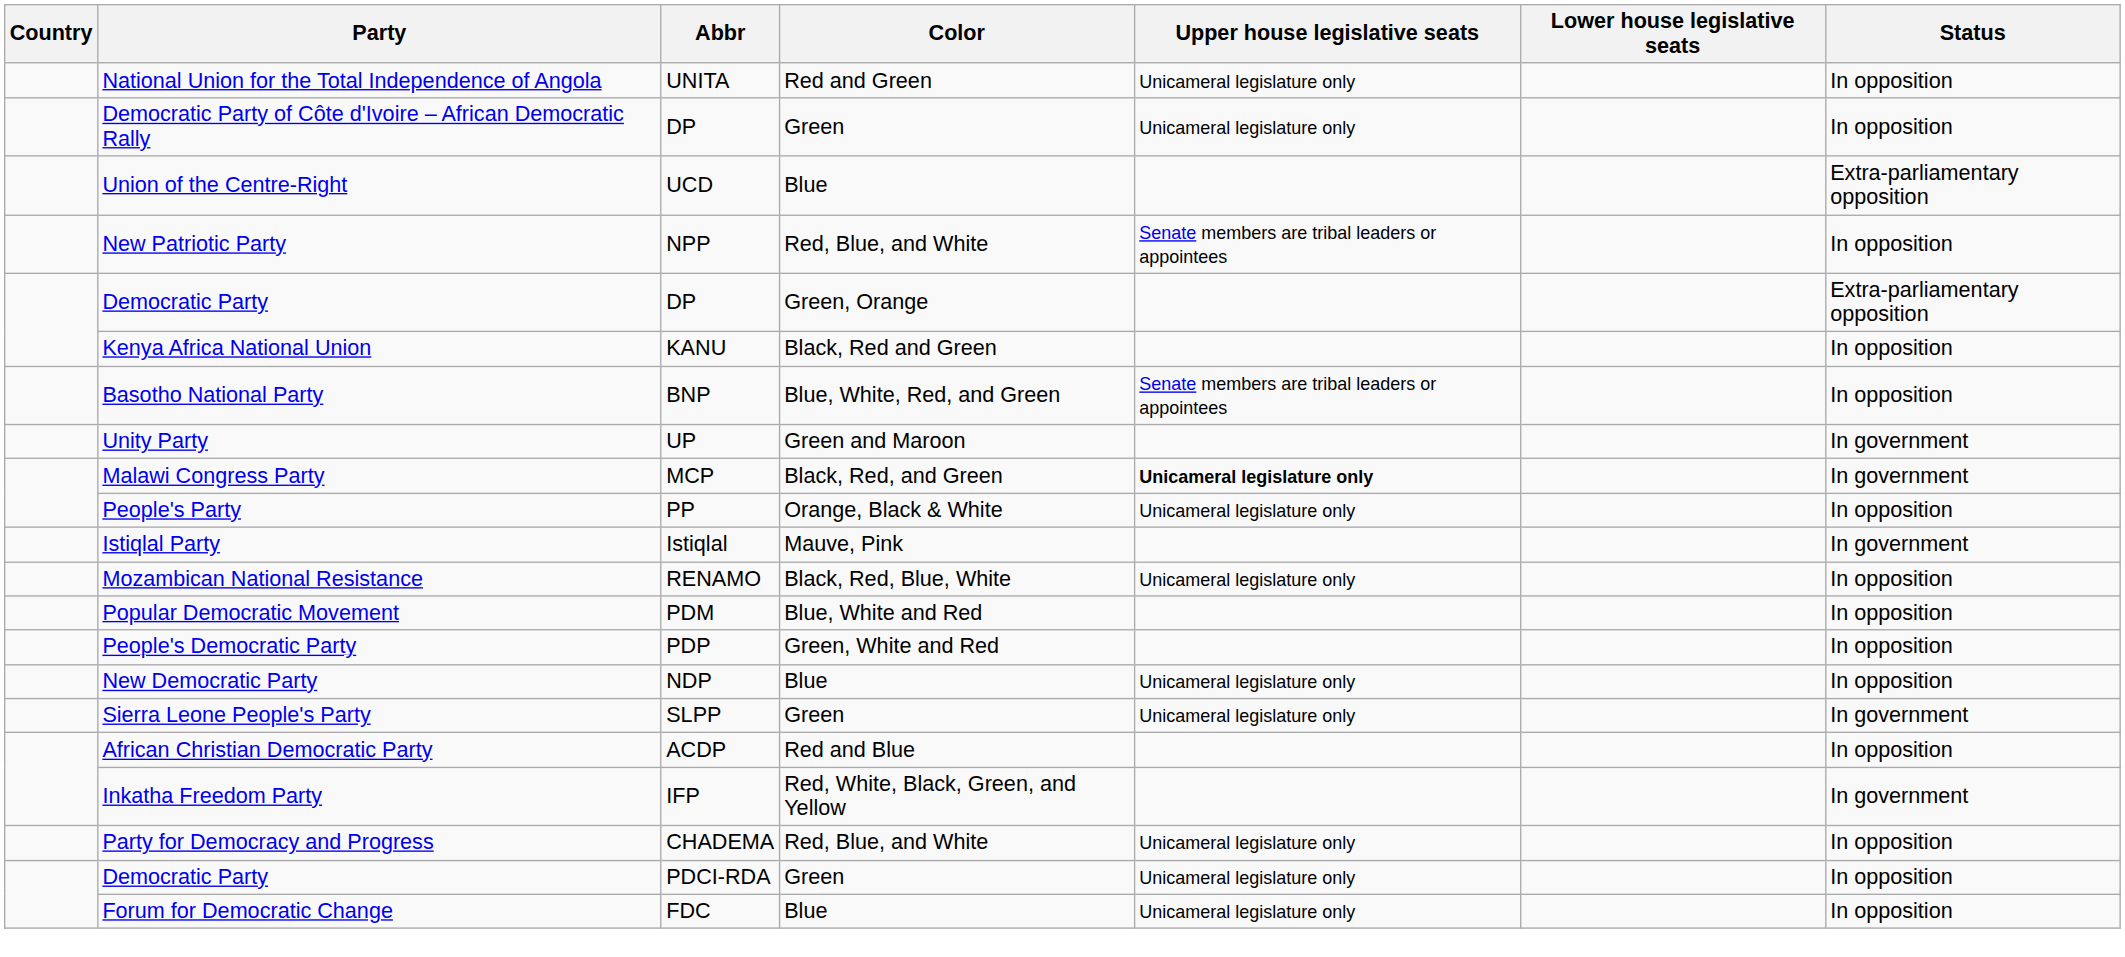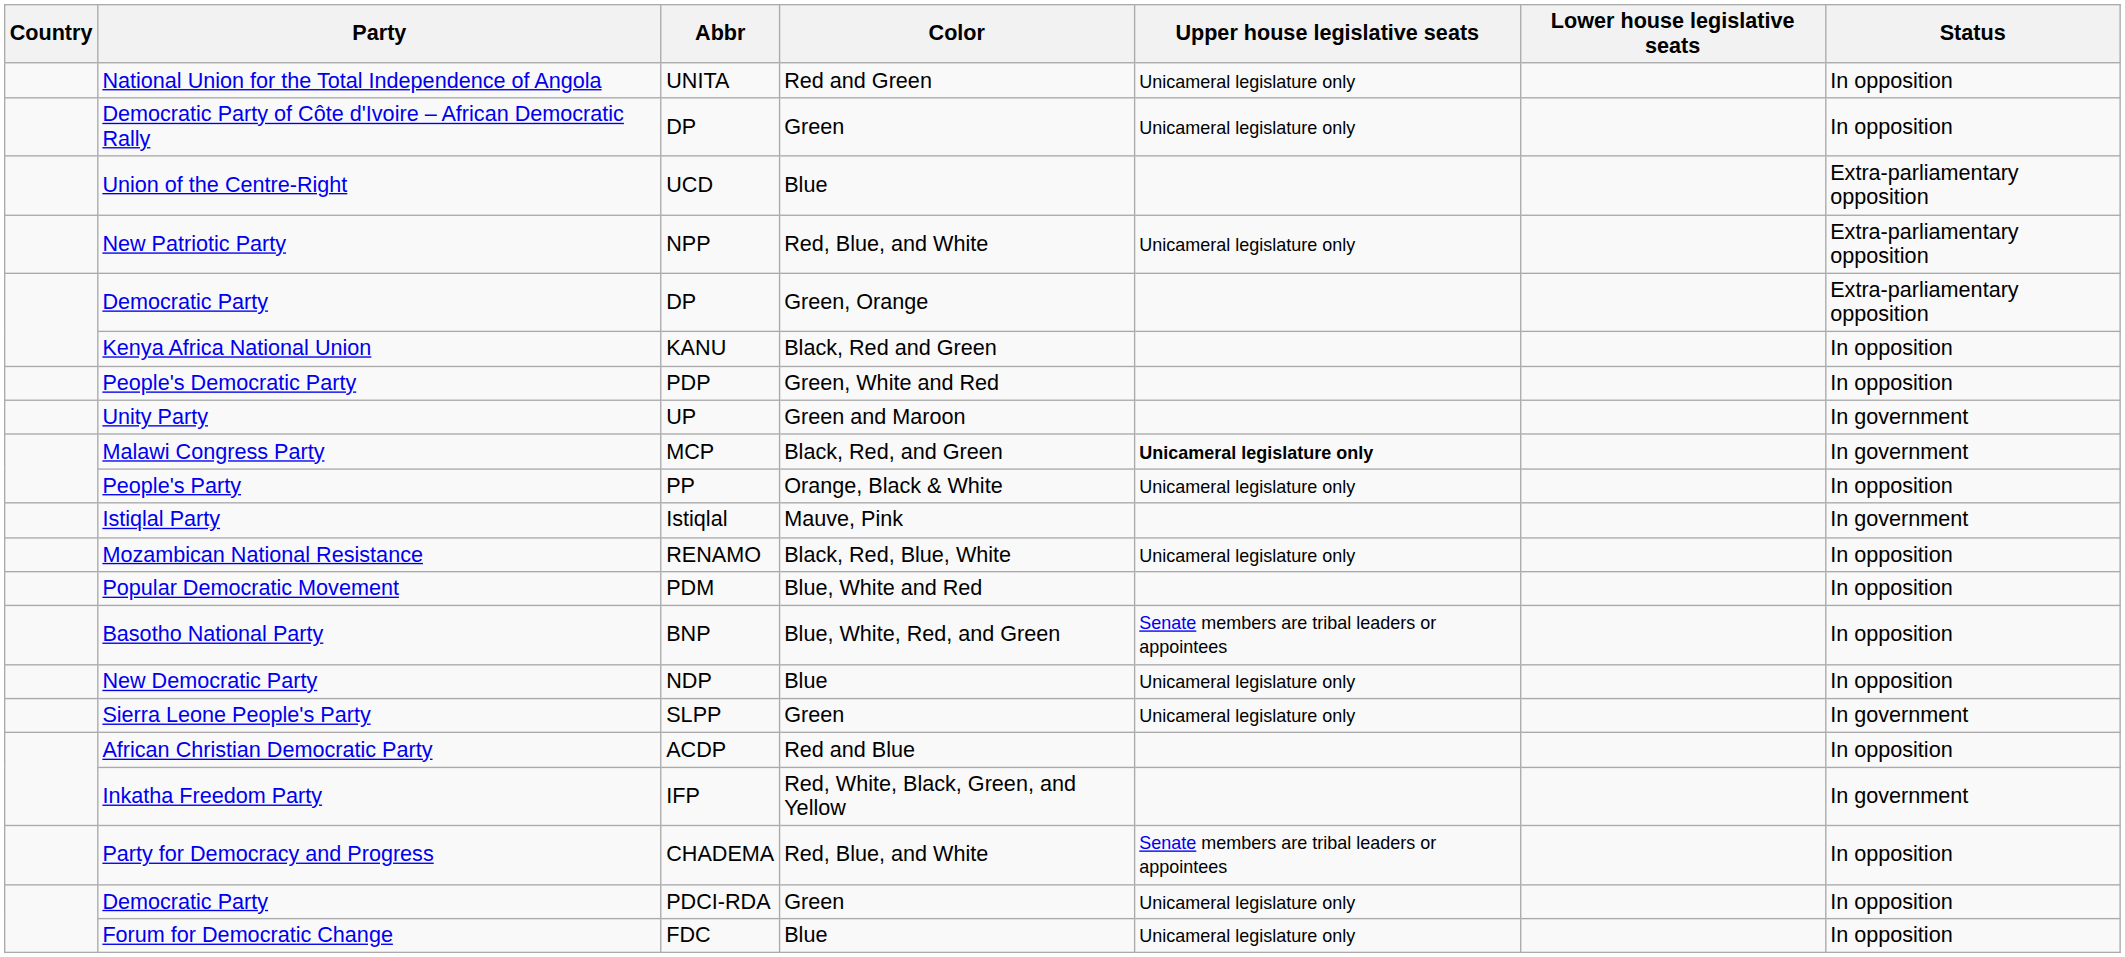(1288, 245) Senate members are tribal leaders or appointees -> (1247, 245) Unicameral legislature only
(1891, 243) In opposition -> (1924, 243) Extra-parliamentary opposition
rows swapped: (213, 395) <-> (229, 647)
(1247, 843) Unicameral legislature only -> (1288, 856) Senate members are tribal leaders or appointees
